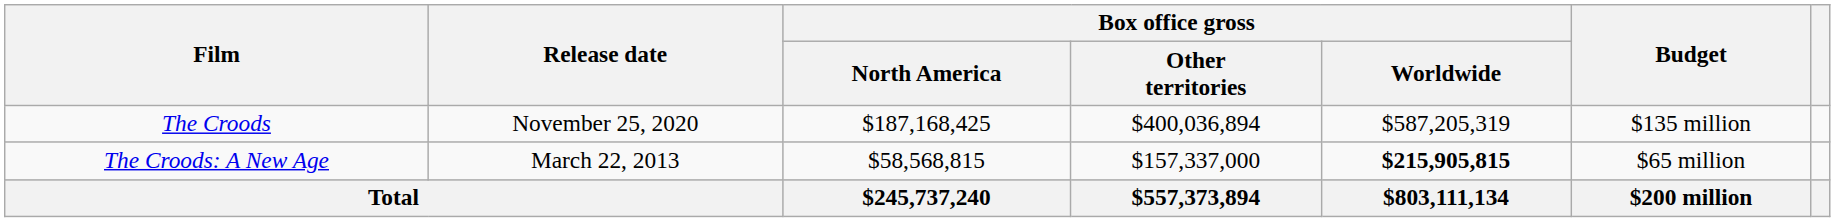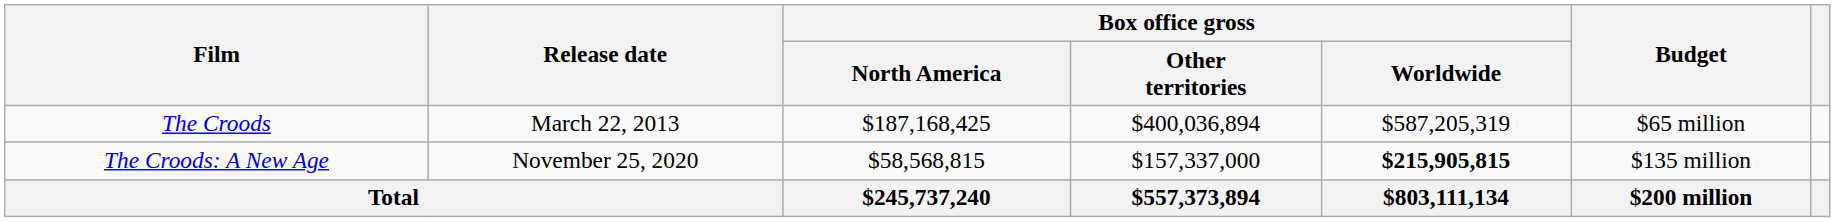(605, 123) November 25, 2020 -> (605, 123) March 22, 2013
(1691, 123) $135 million -> (1691, 123) $65 million
(605, 160) March 22, 2013 -> (605, 160) November 25, 2020
(1691, 160) $65 million -> (1691, 160) $135 million
